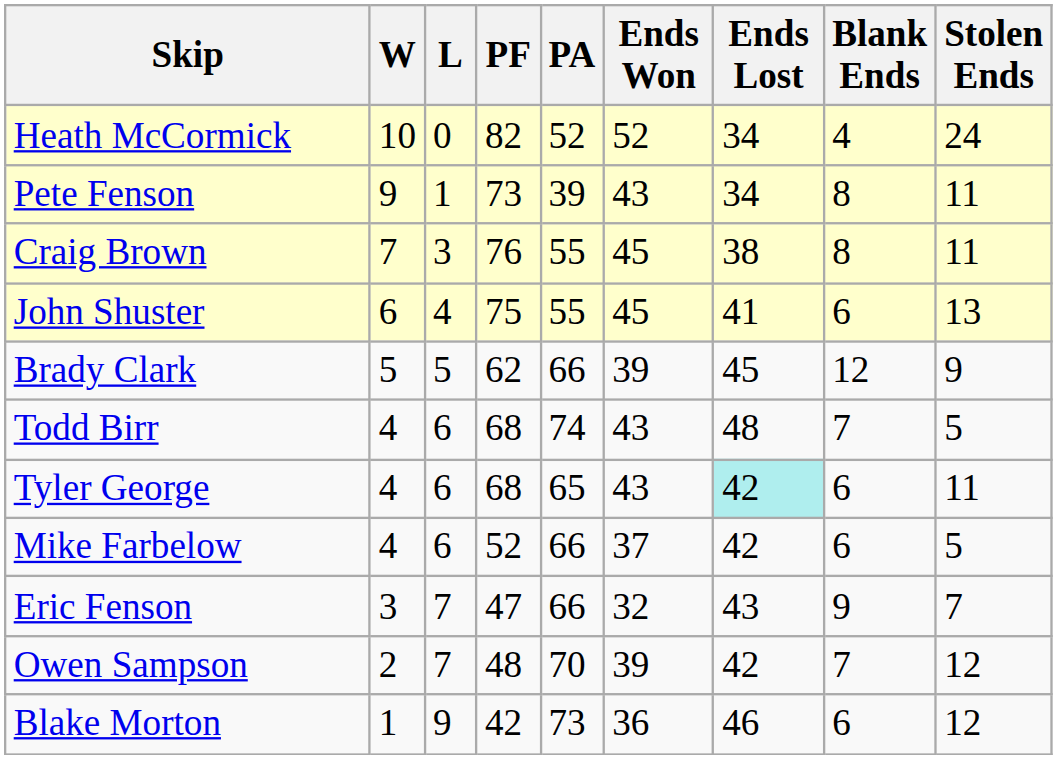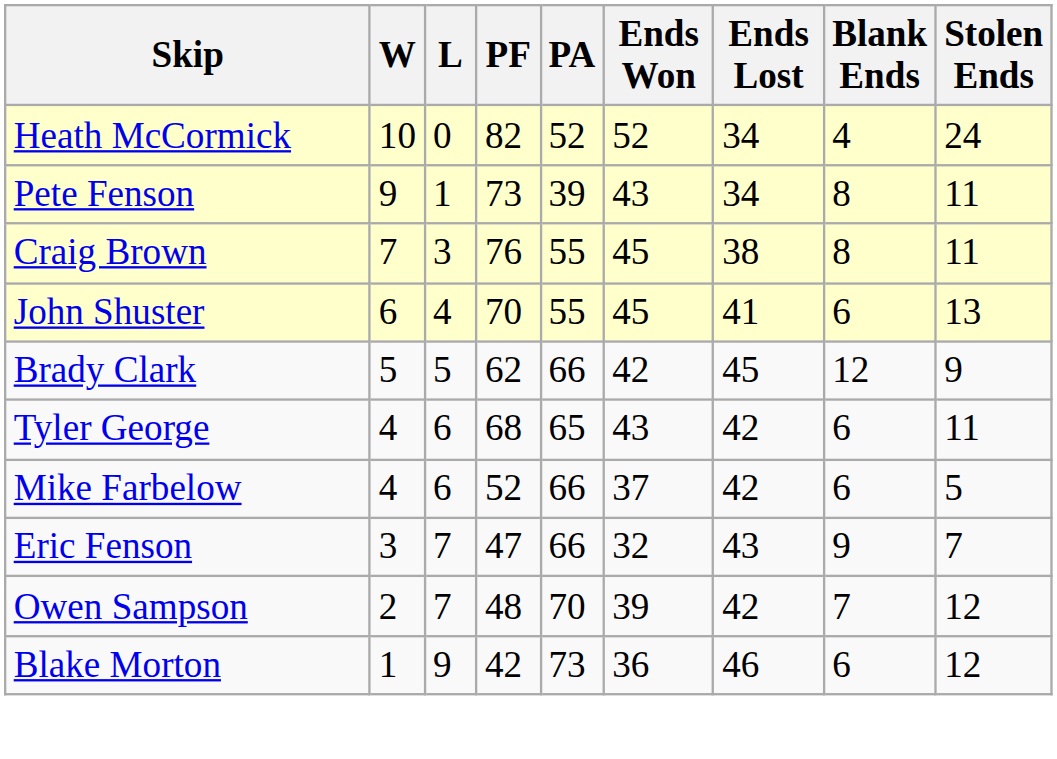(504, 311) 75 -> (504, 311) 70
(631, 370) 39 -> (631, 370) 42
- row: (86, 428)
(741, 487) paleturquoise background -> (741, 428) no background
